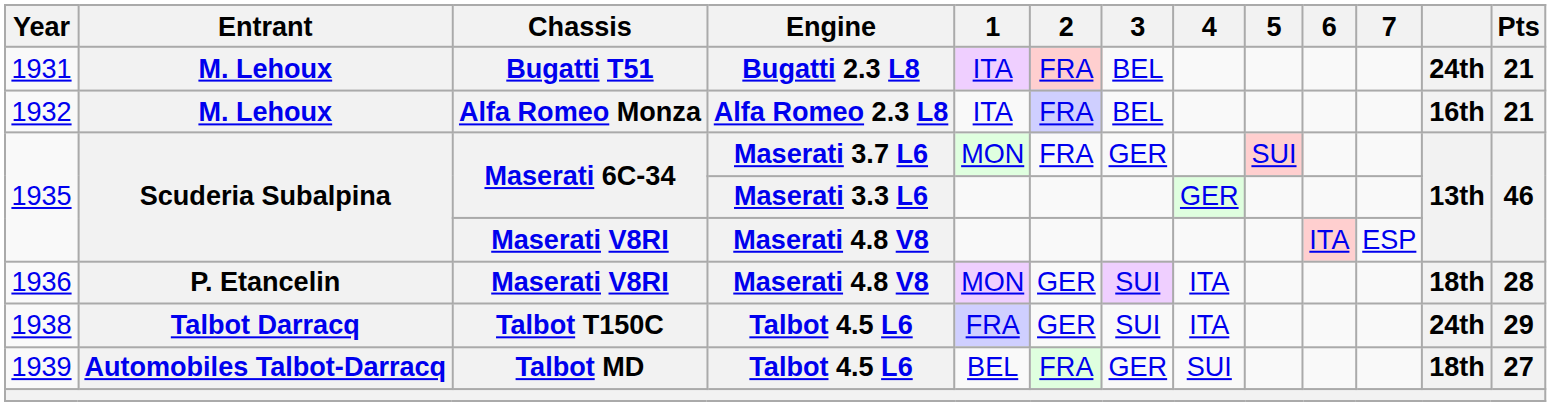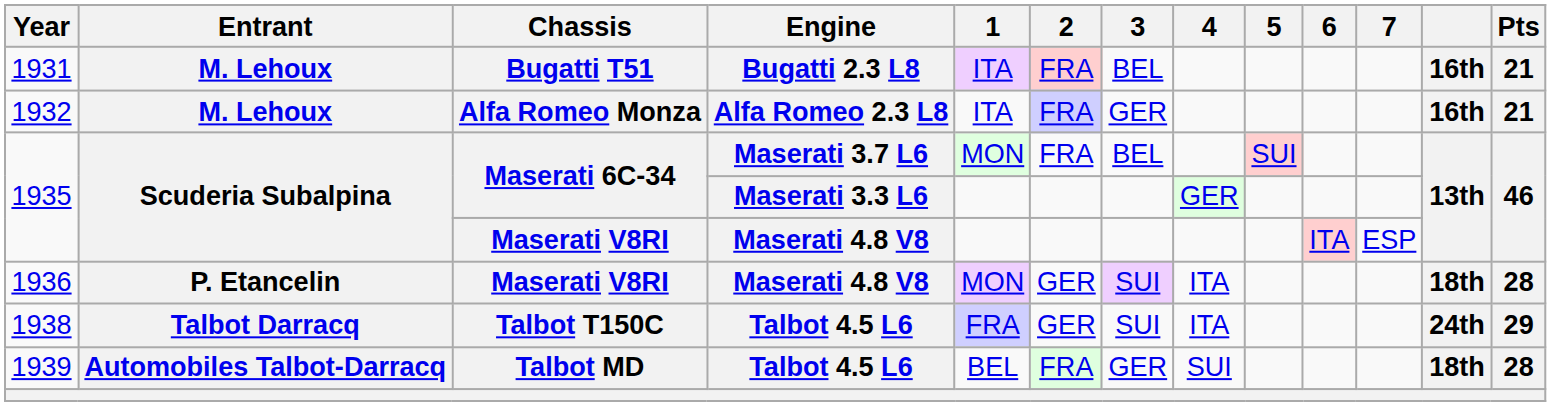(1457, 69) 24th -> (1457, 69) 16th
(1138, 111) BEL -> (1138, 111) GER
(1138, 154) GER -> (1138, 154) BEL
(1519, 367) 27 -> (1519, 367) 28
